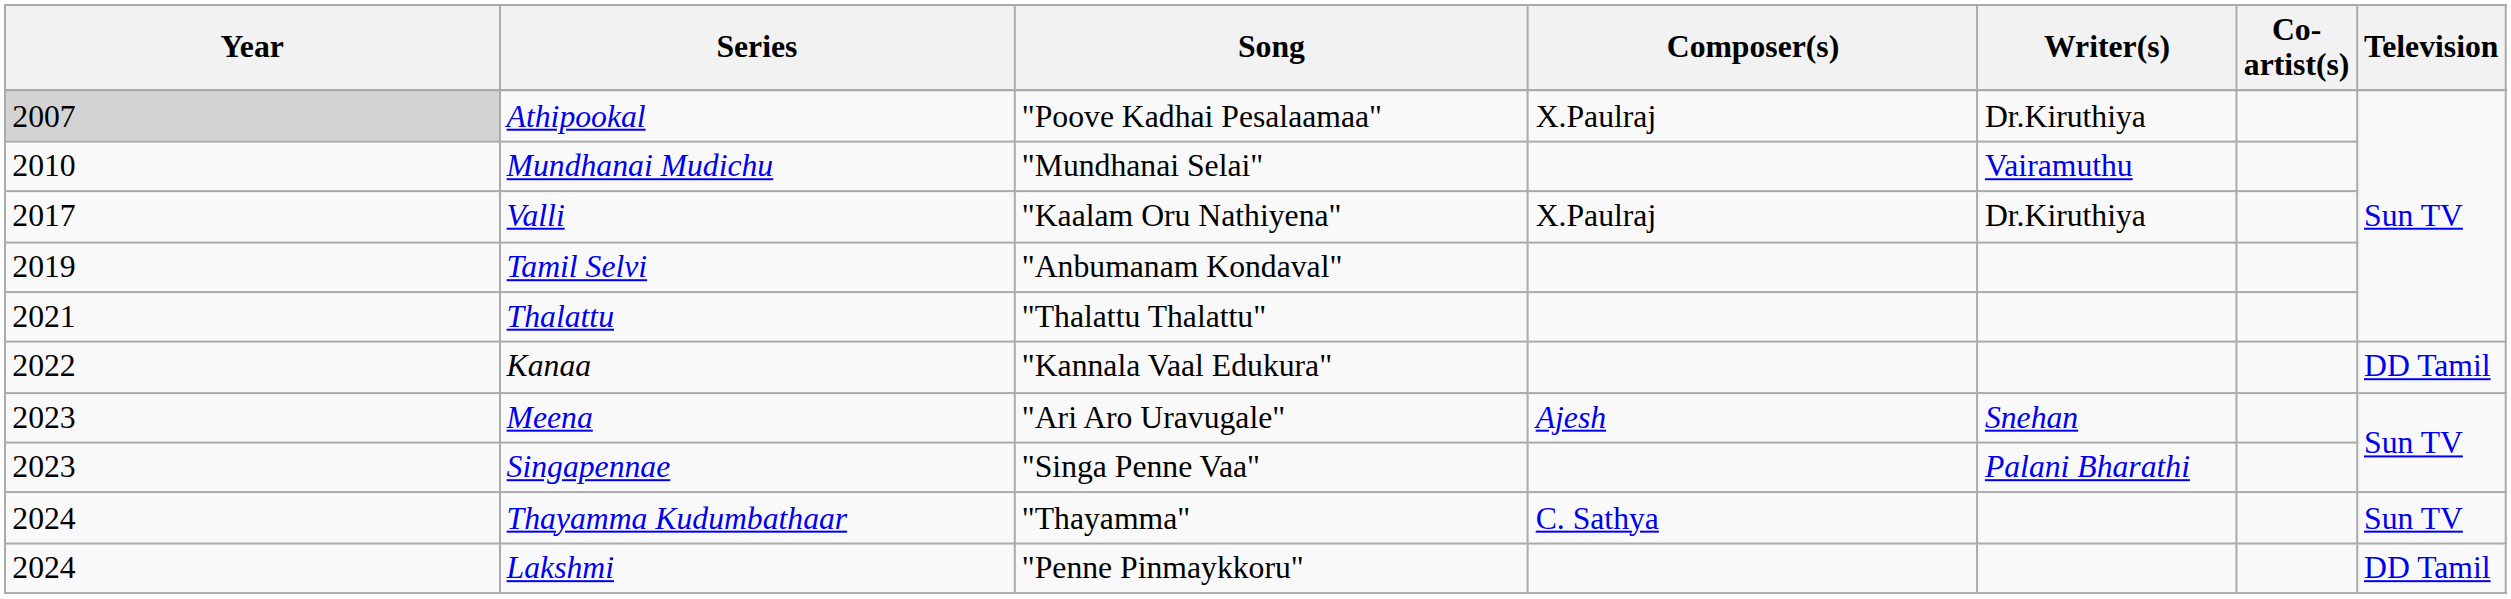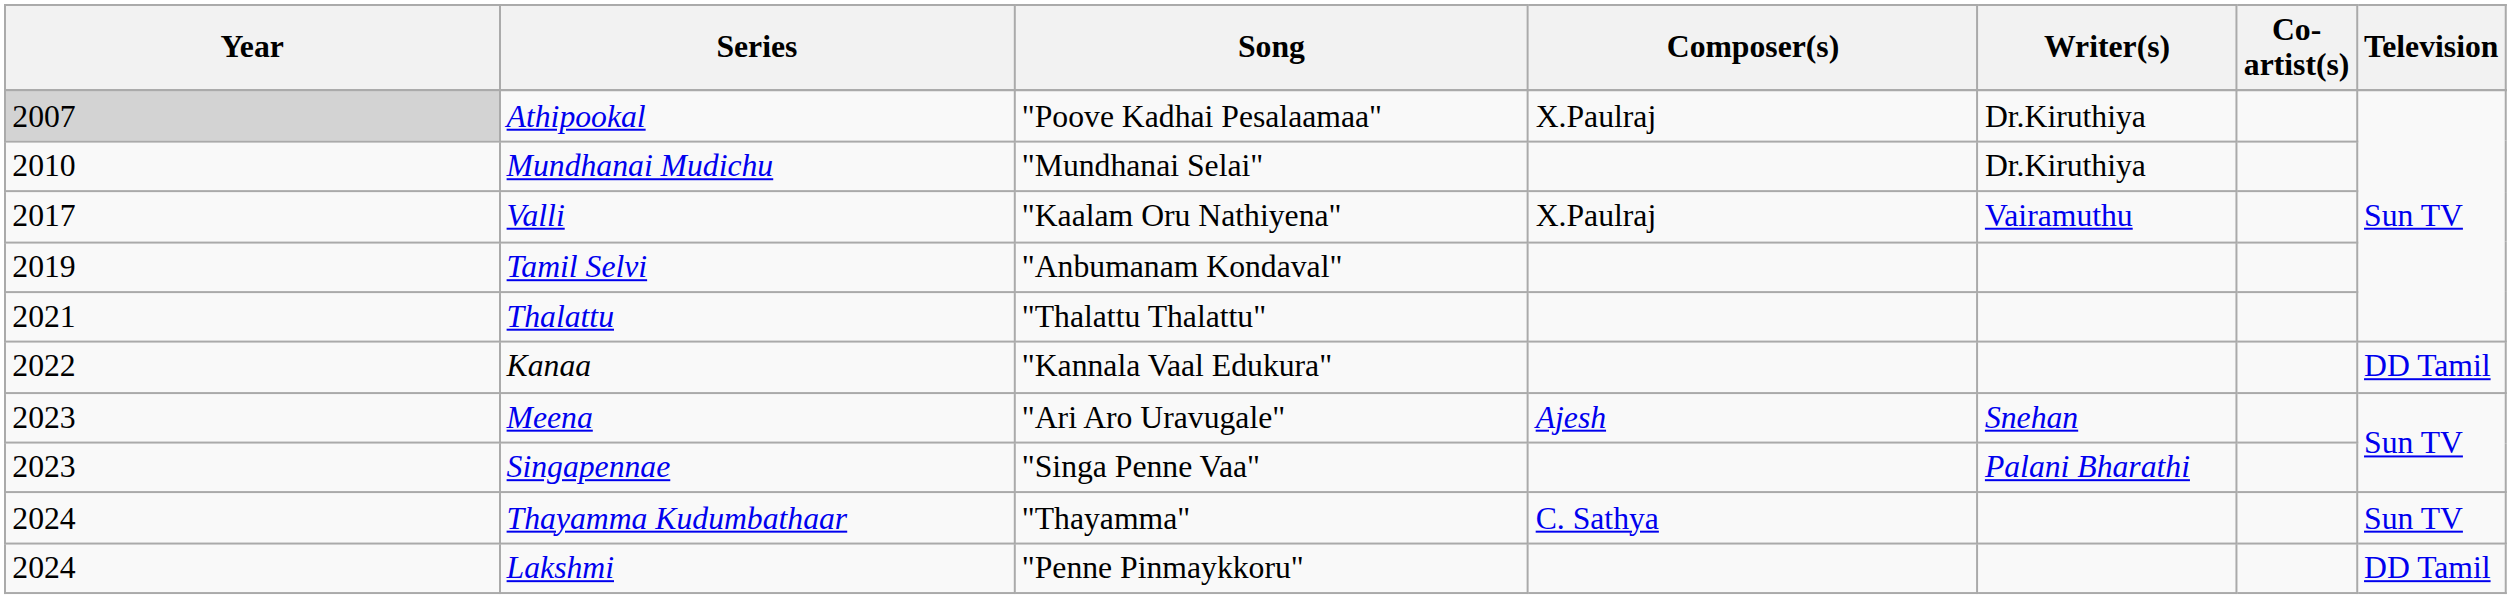(2059, 165) Vairamuthu -> (2065, 165) Dr.Kiruthiya
(2065, 215) Dr.Kiruthiya -> (2059, 215) Vairamuthu
